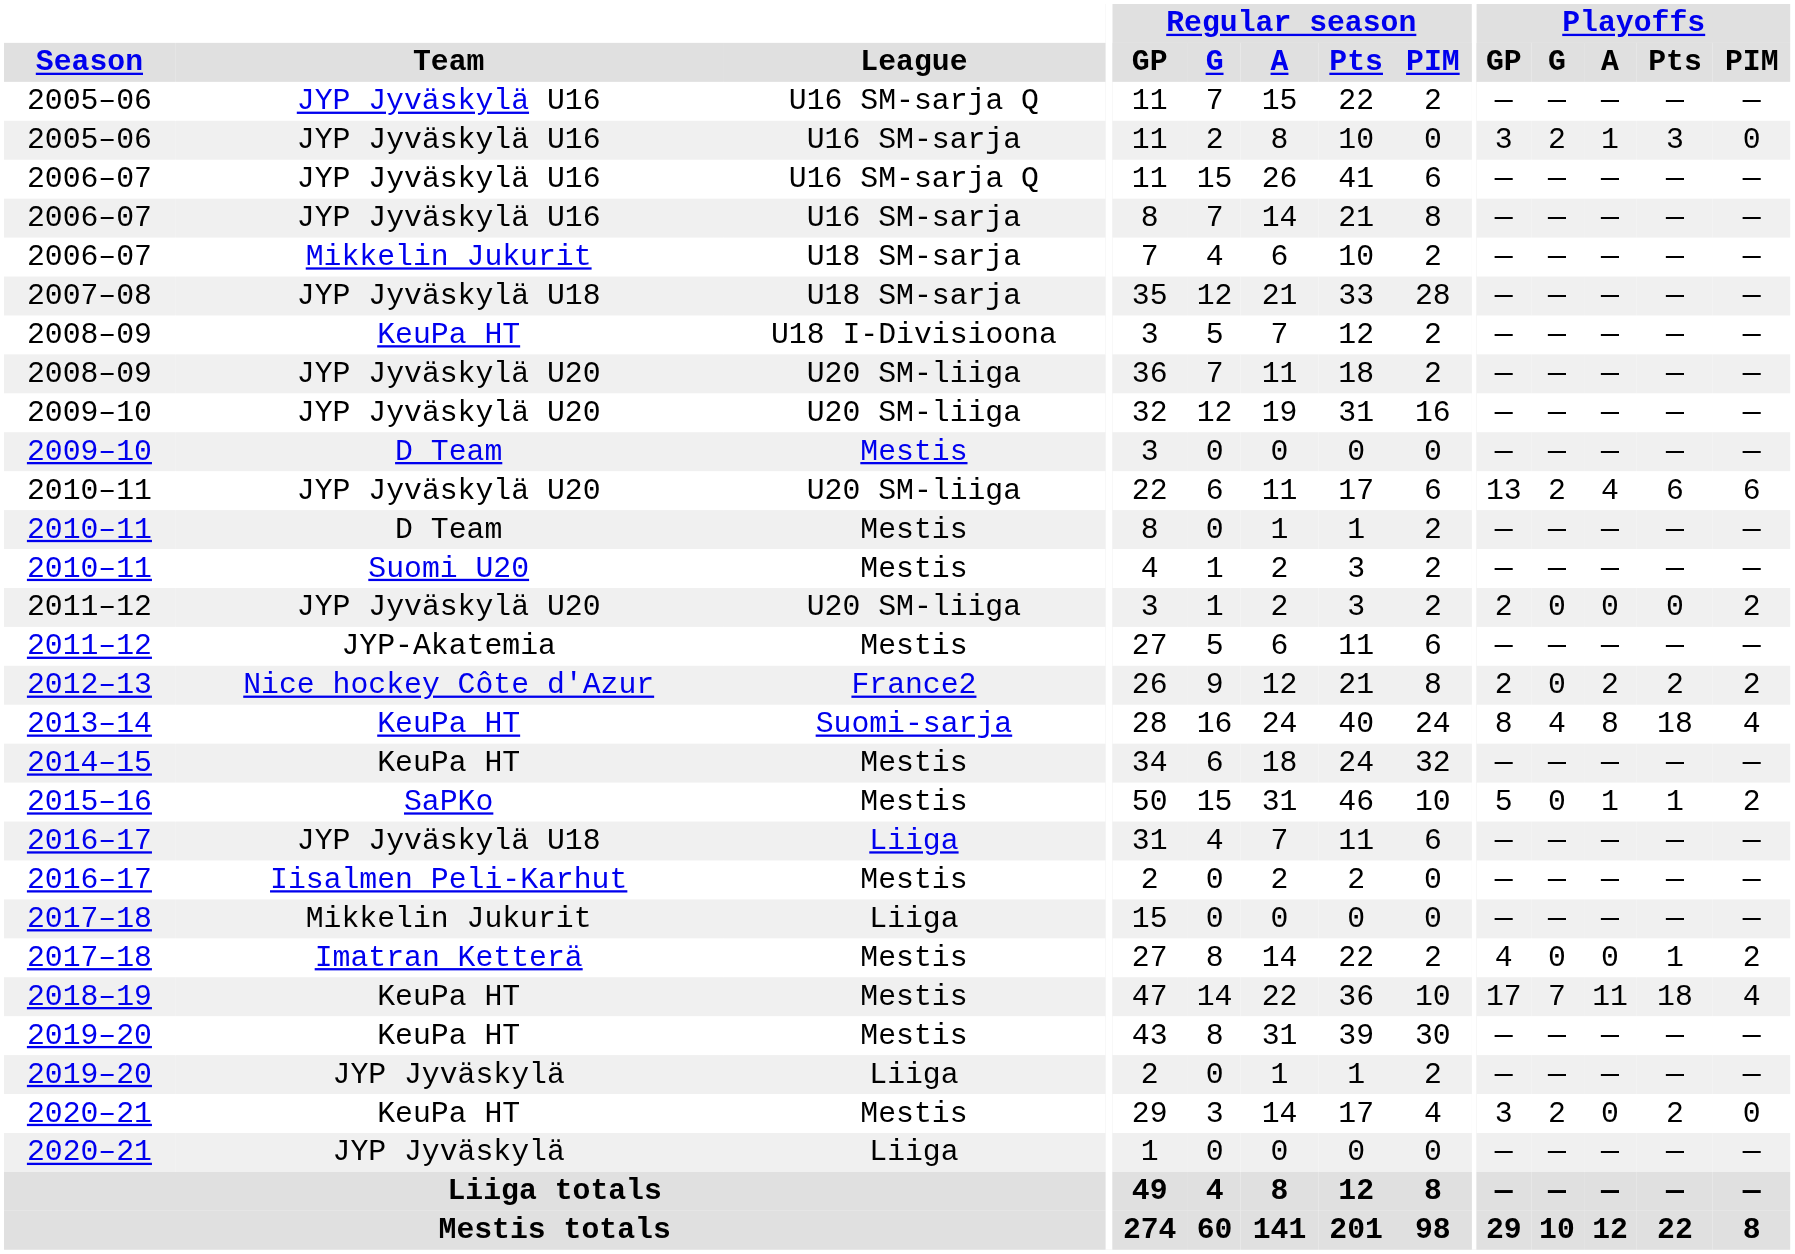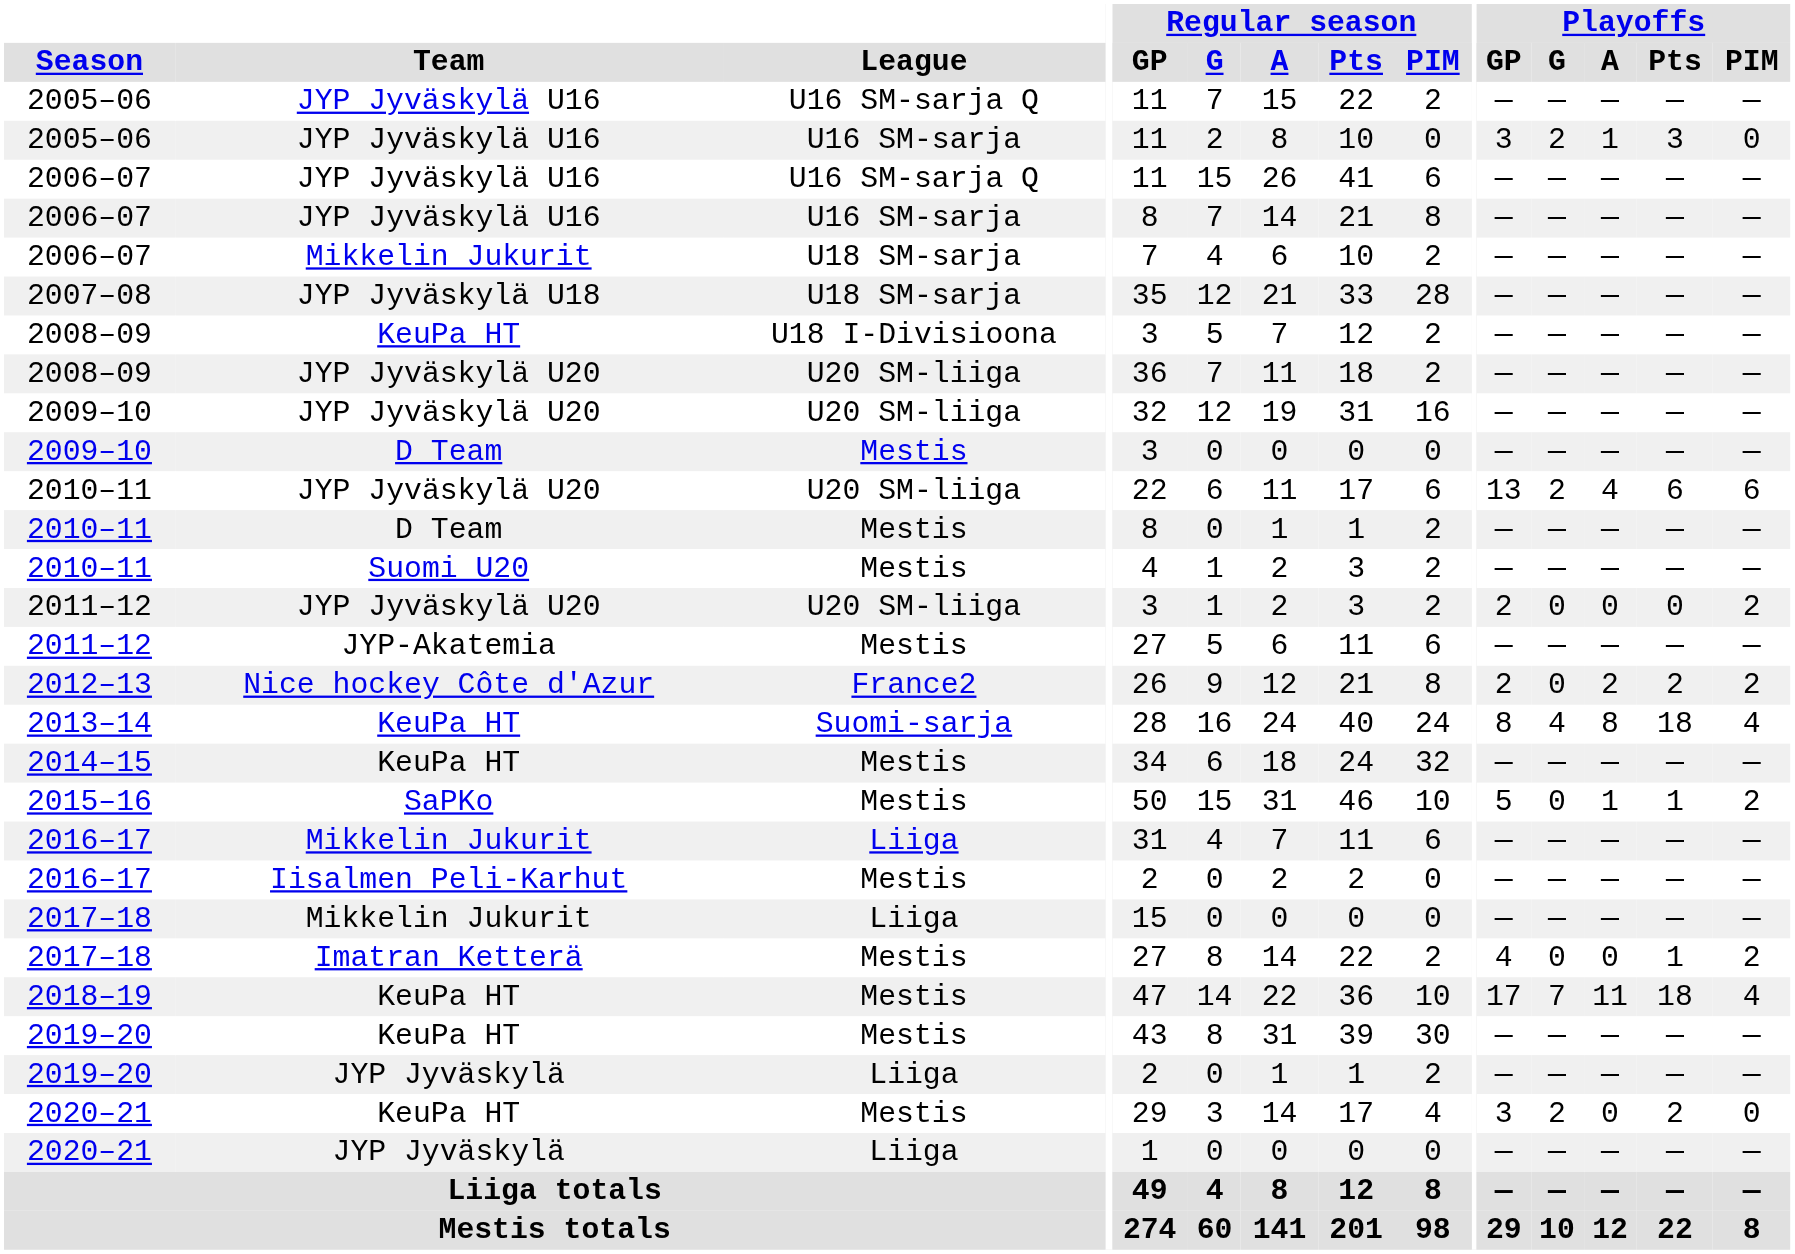(449, 841) JYP Jyväskylä U18 -> (449, 841) Mikkelin Jukurit
